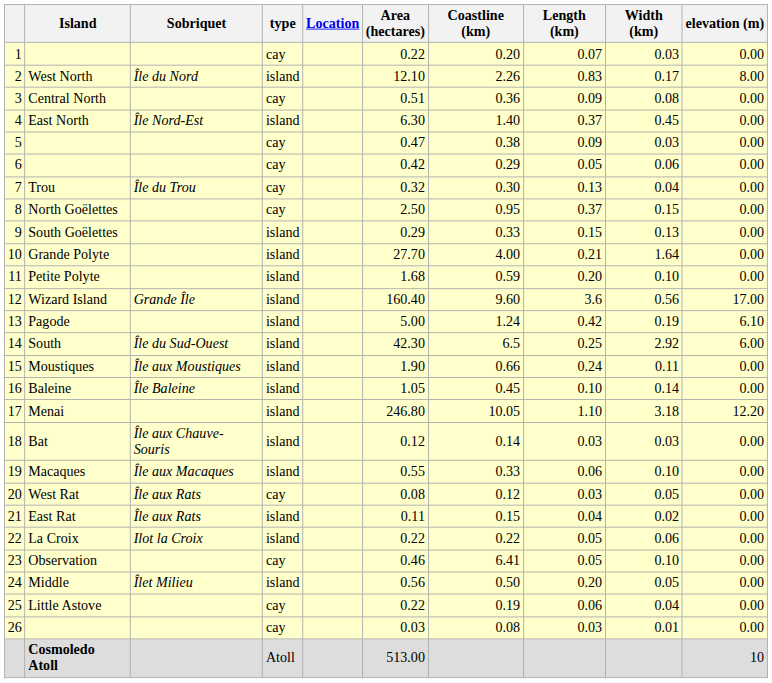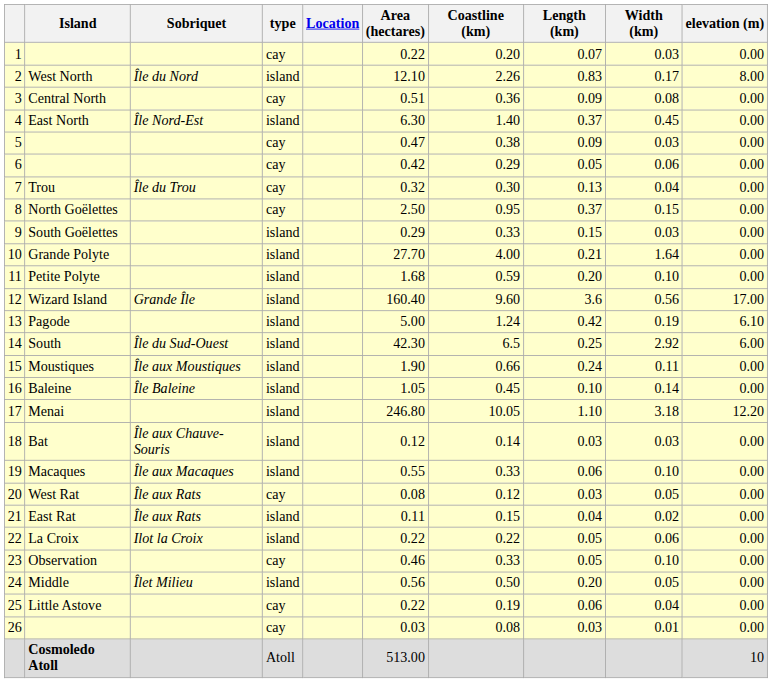(667, 232) 0.13 -> (667, 232) 0.03
(508, 560) 6.41 -> (508, 560) 0.33
